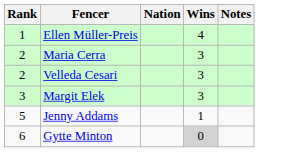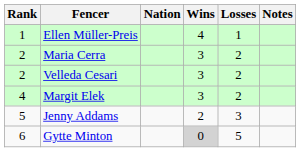+ column: (238, 14)
(22, 95) 3 -> (22, 95) 4
(201, 116) 1 -> (201, 116) 2
